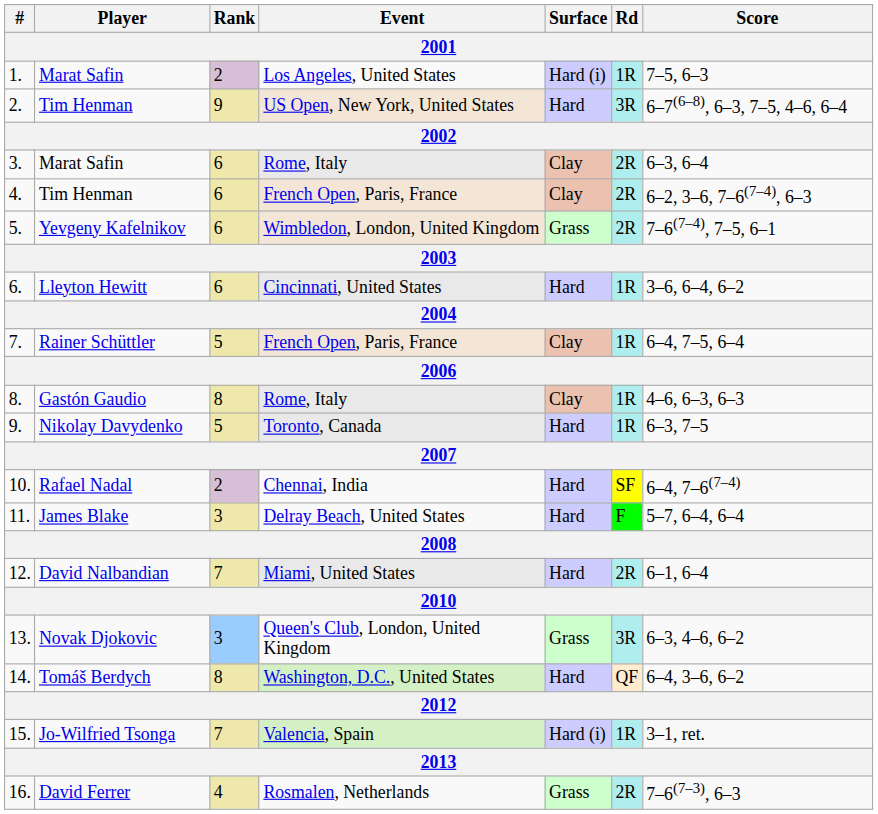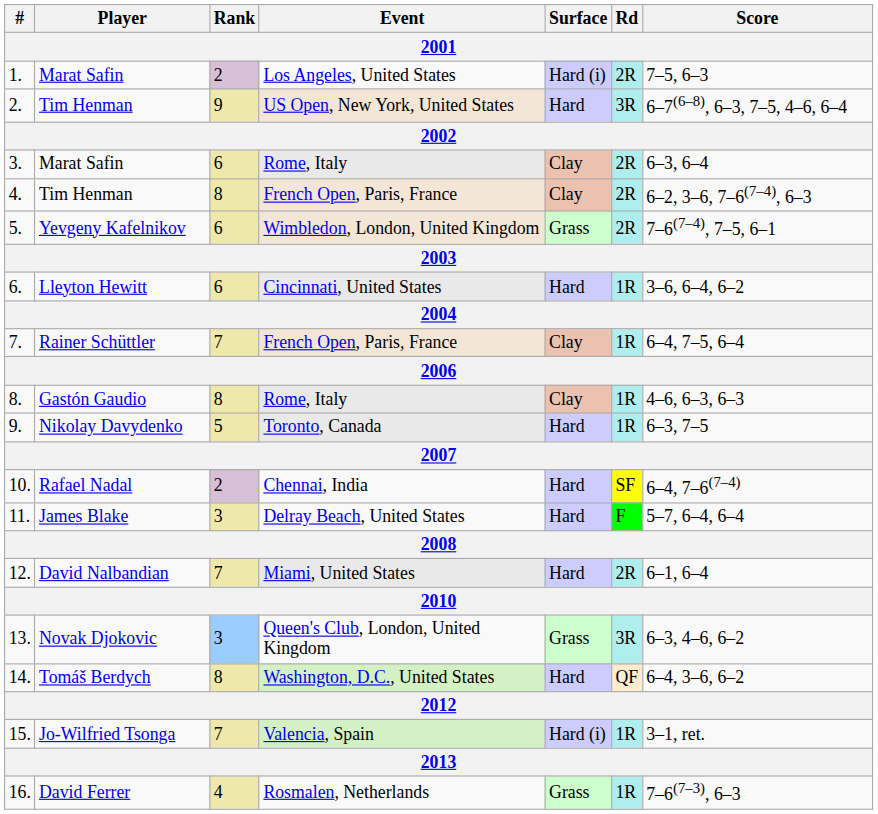(626, 74) 1R -> (626, 74) 2R
(218, 194) 6 -> (218, 194) 8
(218, 342) 5 -> (218, 342) 7
(626, 792) 2R -> (626, 792) 1R
